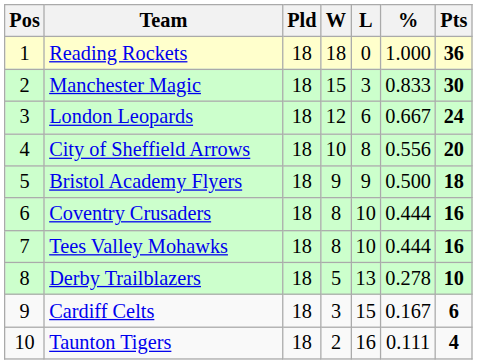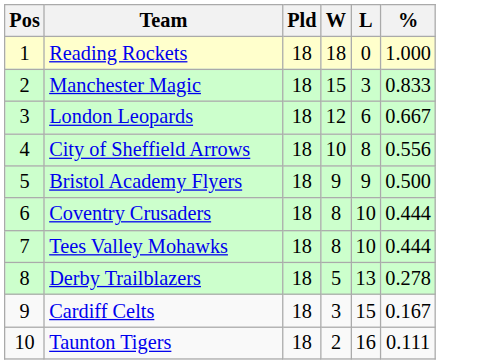- column: (454, 20)
